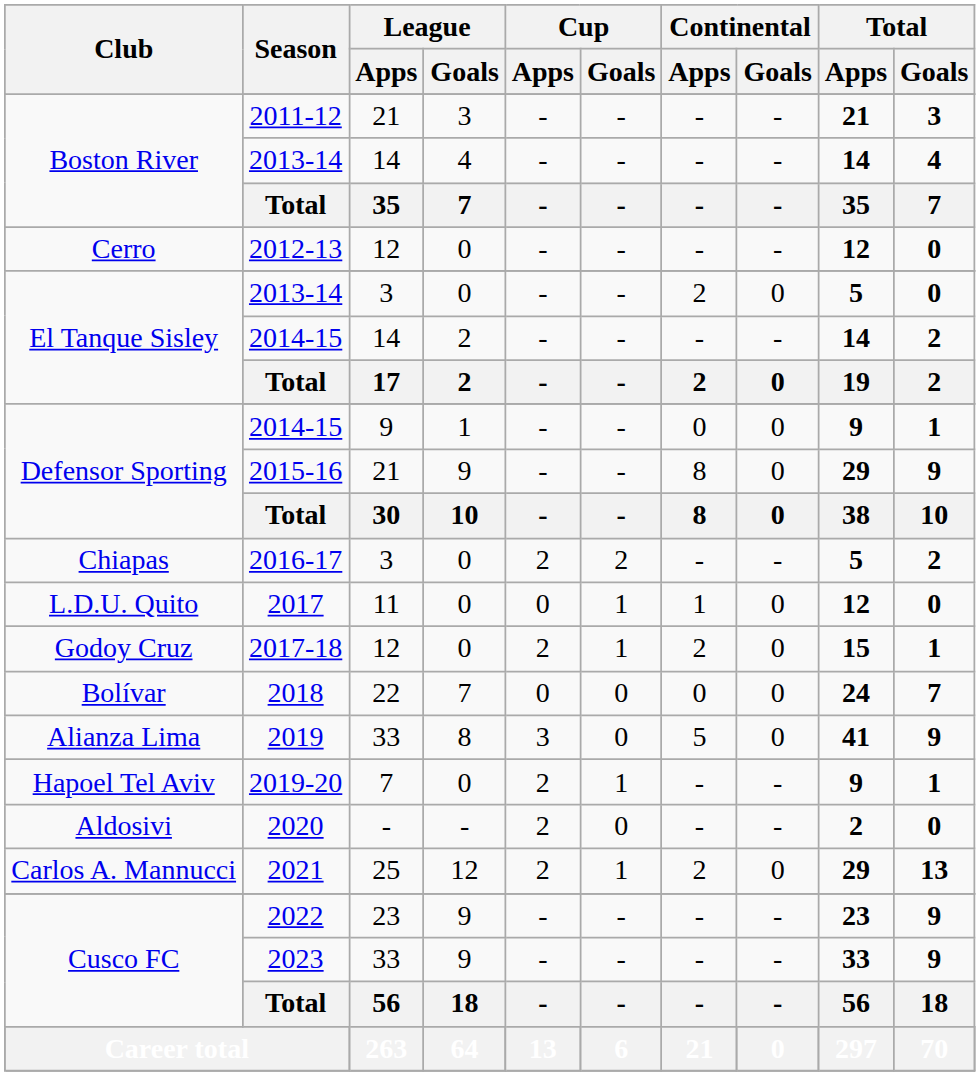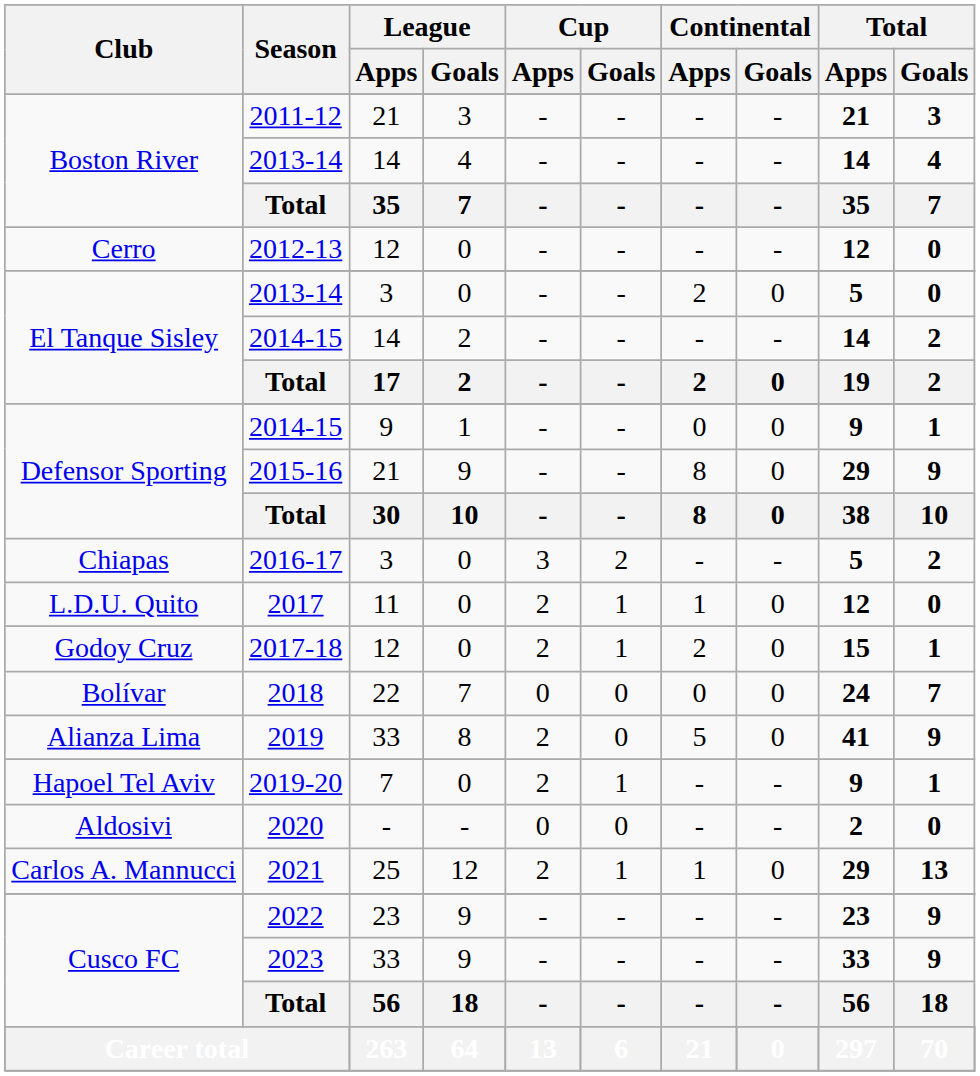(543, 559) 2 -> (543, 559) 3
(543, 603) 0 -> (543, 603) 2
(543, 737) 3 -> (543, 737) 2
(543, 826) 2 -> (543, 826) 0
(699, 870) 2 -> (699, 870) 1
